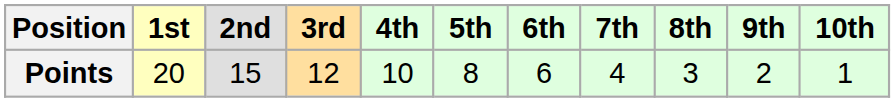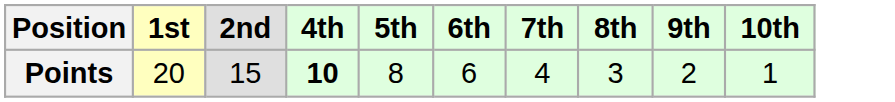- column: (323, 27)
(397, 73) normal -> (323, 73) bold
